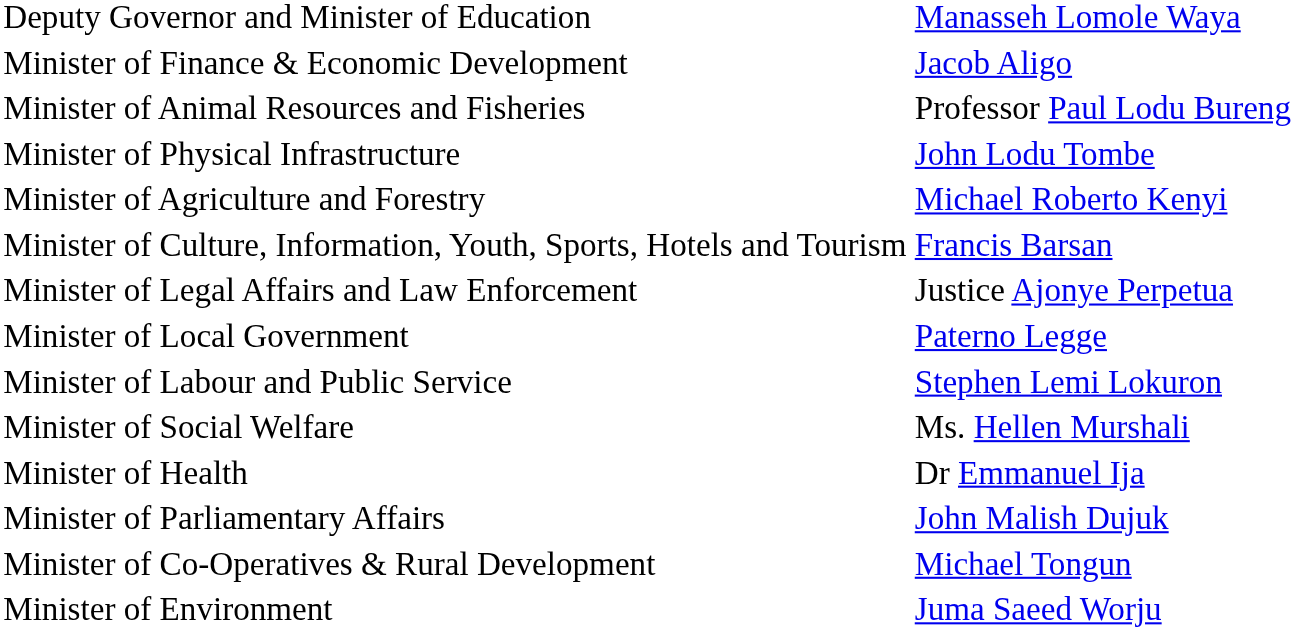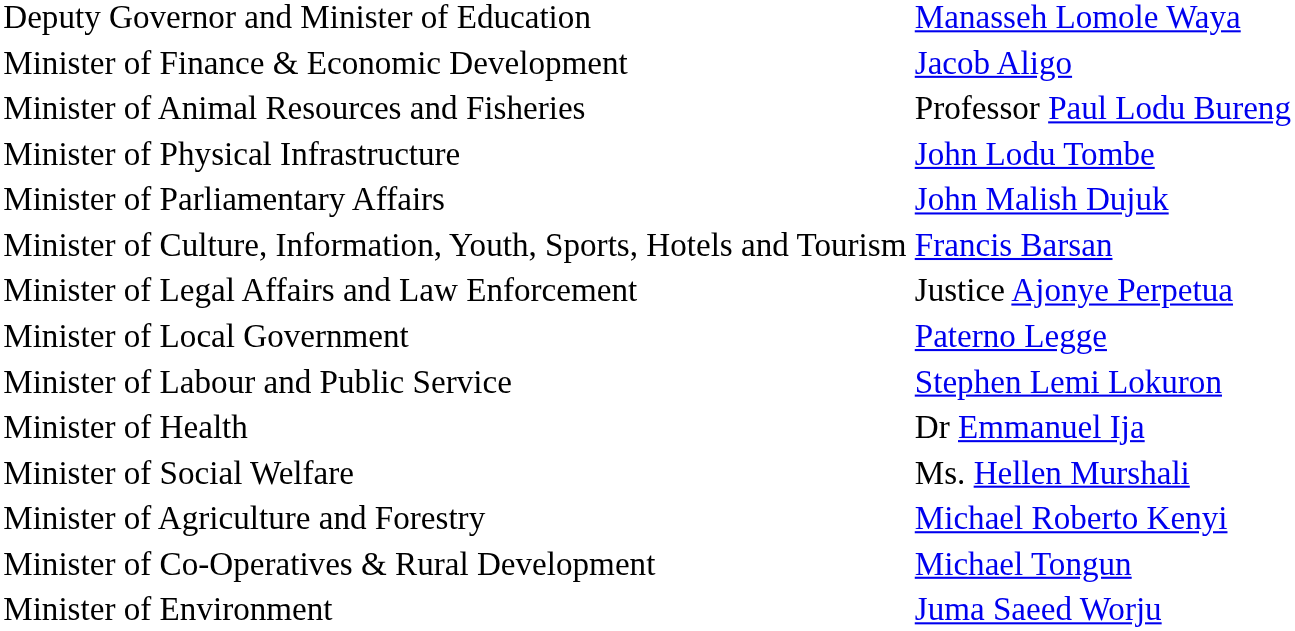rows swapped: (244, 199) <-> (224, 518)
rows swapped: (126, 472) <-> (179, 427)
